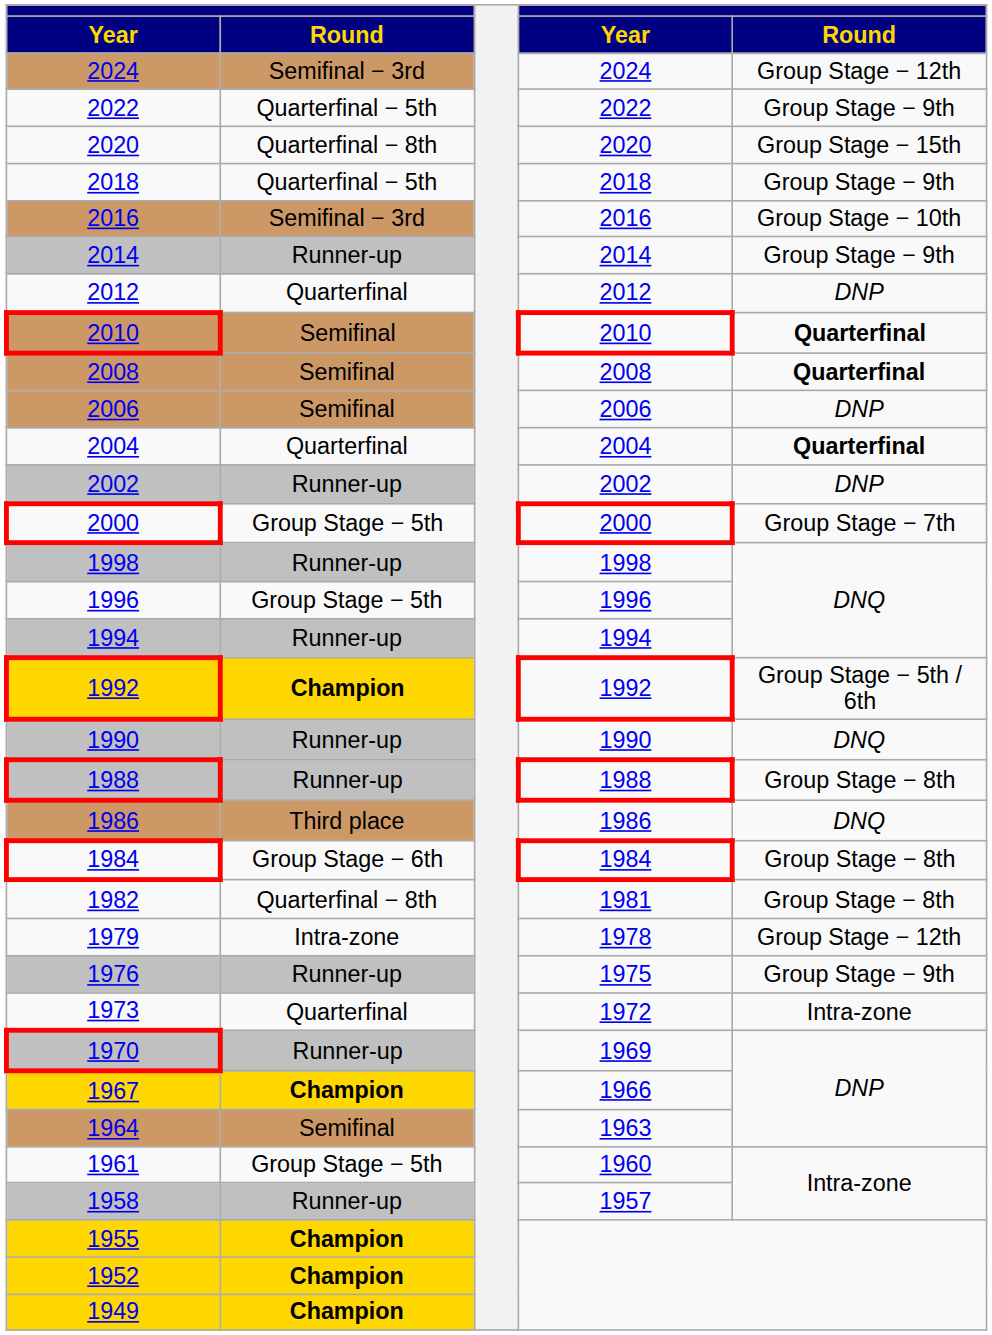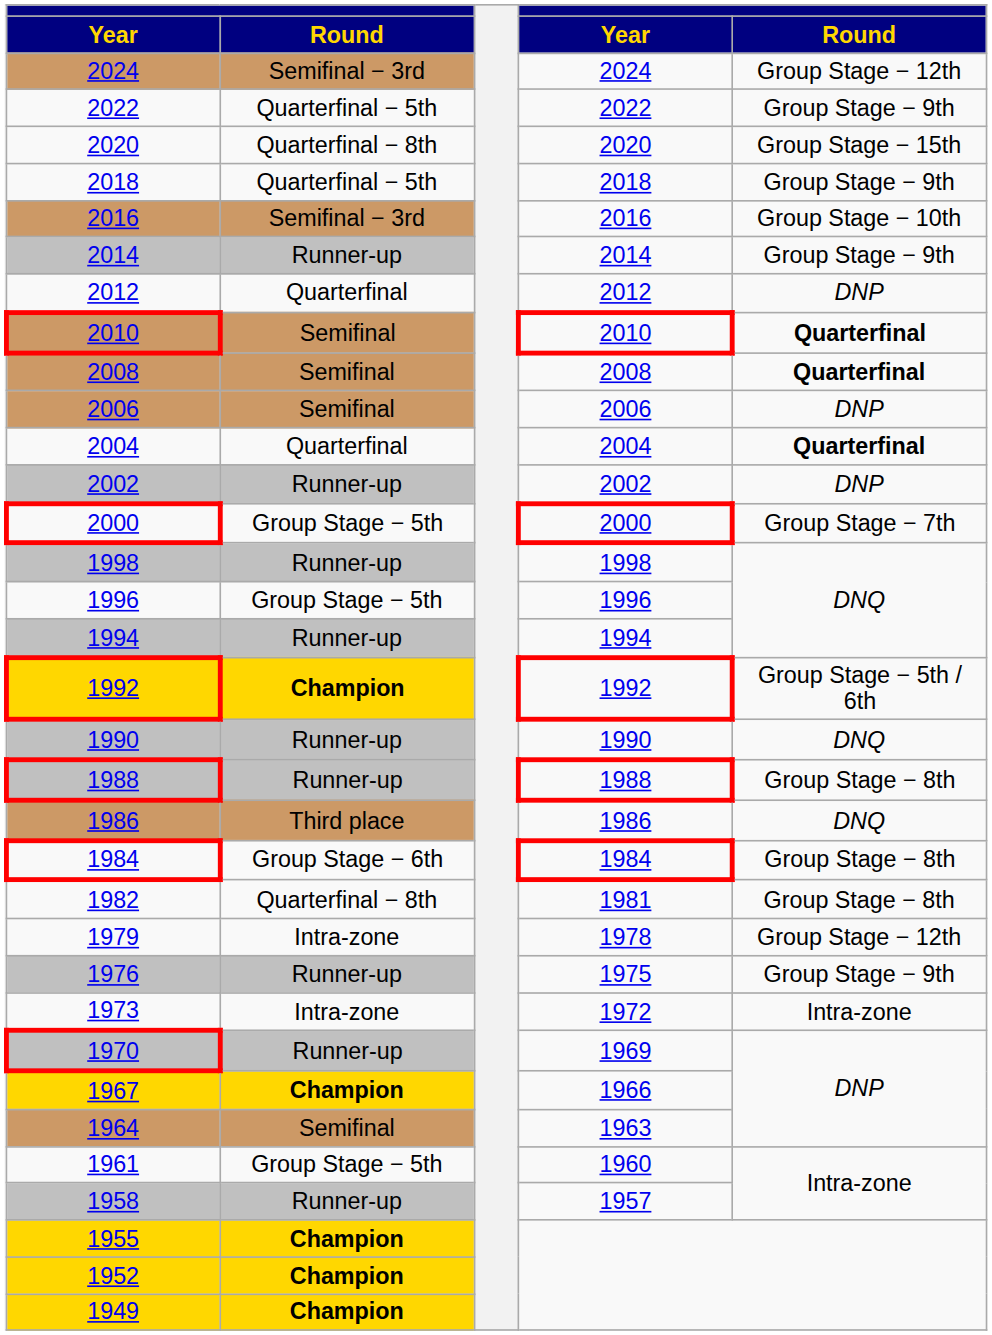(347, 1012) Quarterfinal -> (347, 1012) Intra-zone
